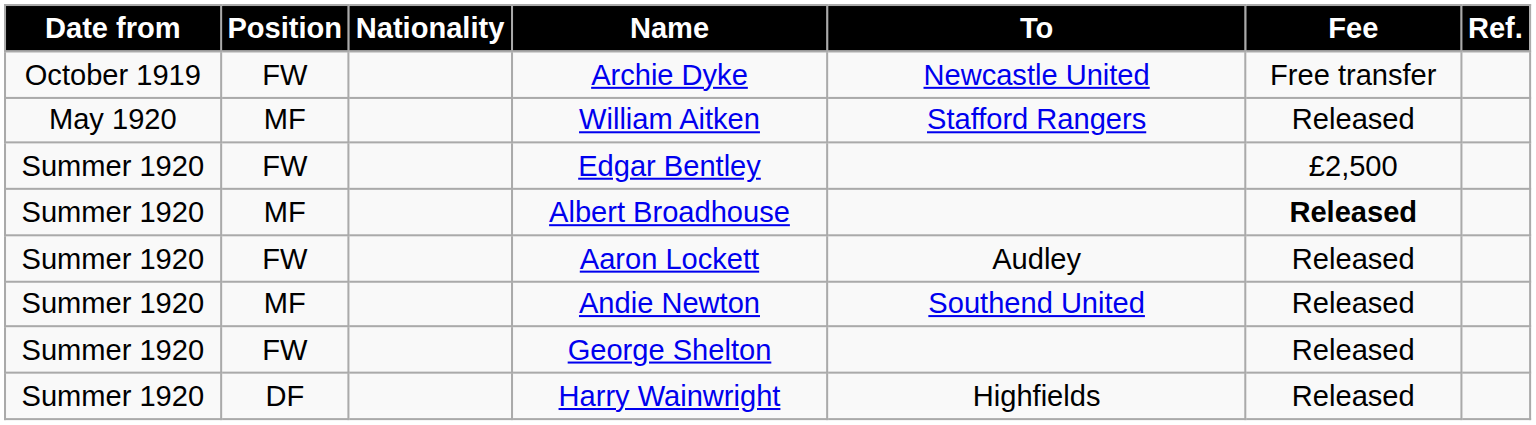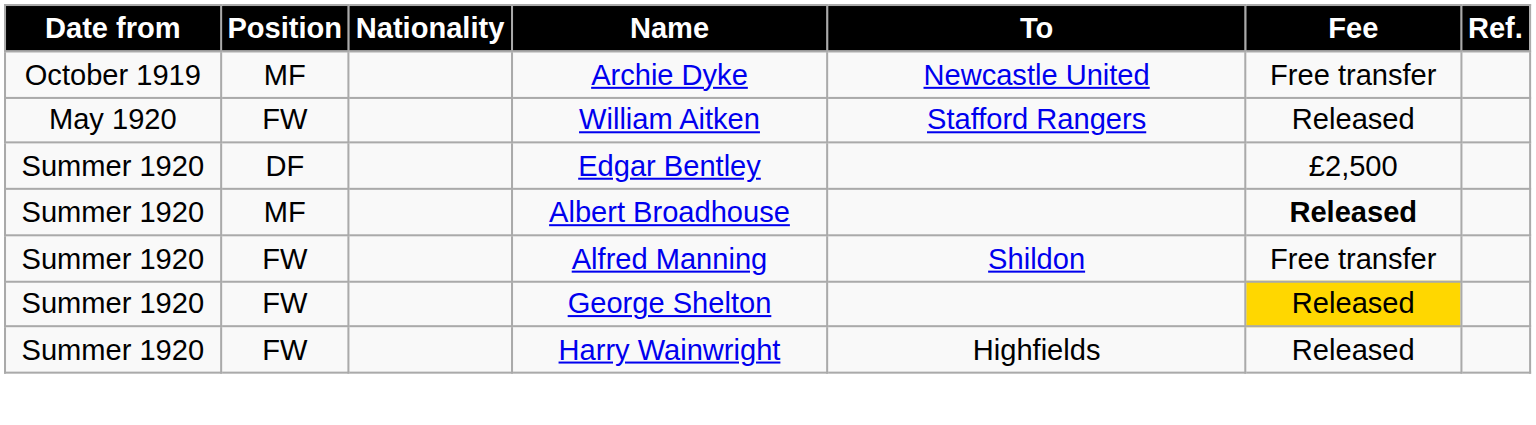(285, 74) FW -> (285, 74) MF
(285, 120) MF -> (285, 120) FW
(285, 166) FW -> (285, 166) DF
- row: (669, 258)
+ row: (669, 258)
- row: (669, 304)
(1353, 350) no background -> (1353, 304) gold background
(285, 396) DF -> (285, 350) FW
